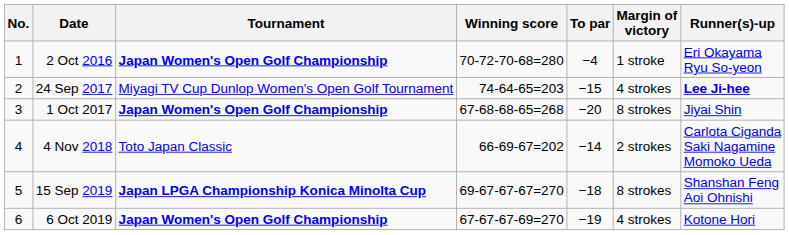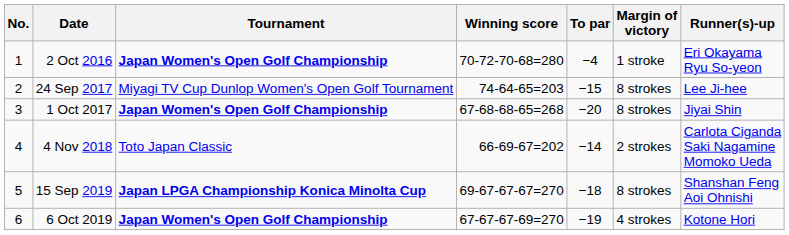(644, 88) 4 strokes -> (644, 88) 8 strokes
(717, 88) bold -> (715, 88) normal
